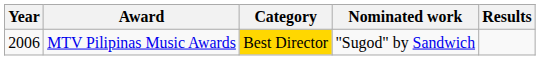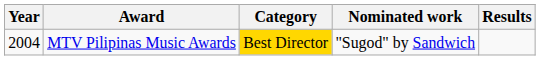(24, 42) 2006 -> (24, 42) 2004
